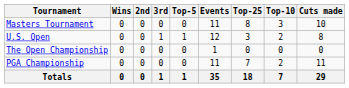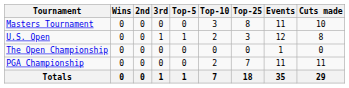columns swapped: (281, 11) <-> (215, 11)
